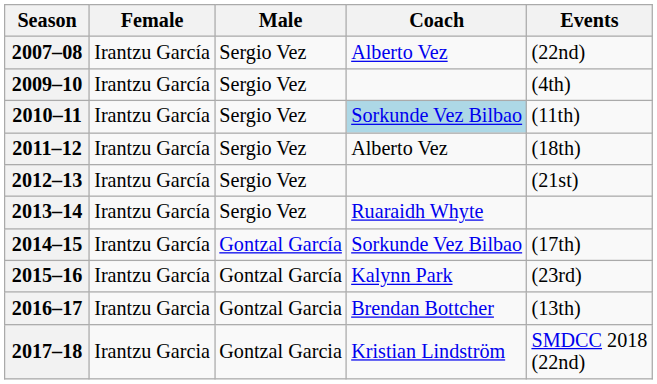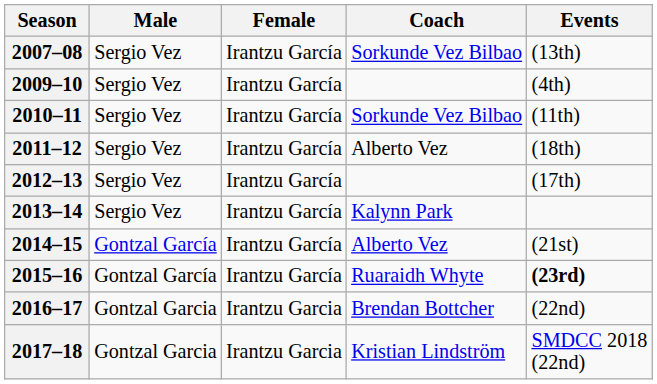columns swapped: (281, 20) <-> (152, 20)
(399, 52) Alberto Vez -> (437, 52) Sorkunde Vez Bilbao
(558, 52) (22nd) -> (556, 52) (13th)
(437, 116) lightblue background -> (437, 116) no background
(555, 180) (21st) -> (556, 180) (17th)
(417, 212) Ruaraidh Whyte -> (402, 212) Kalynn Park
(437, 244) Sorkunde Vez Bilbao -> (399, 244) Alberto Vez
(556, 244) (17th) -> (555, 244) (21st)
(402, 276) Kalynn Park -> (417, 276) Ruaraidh Whyte
(557, 276) normal -> (558, 276) bold
(556, 308) (13th) -> (558, 308) (22nd)
